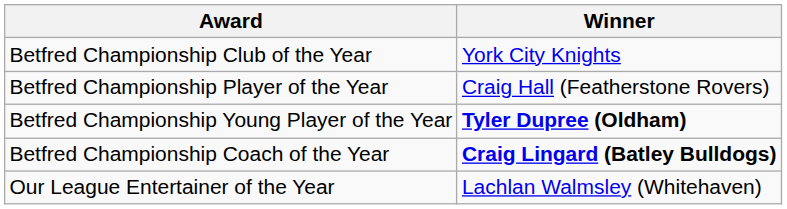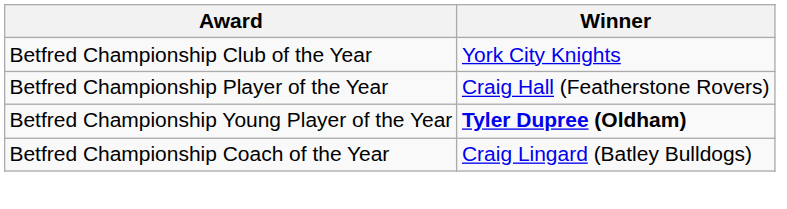(619, 154) bold -> (607, 154) normal
- row: (172, 187)
